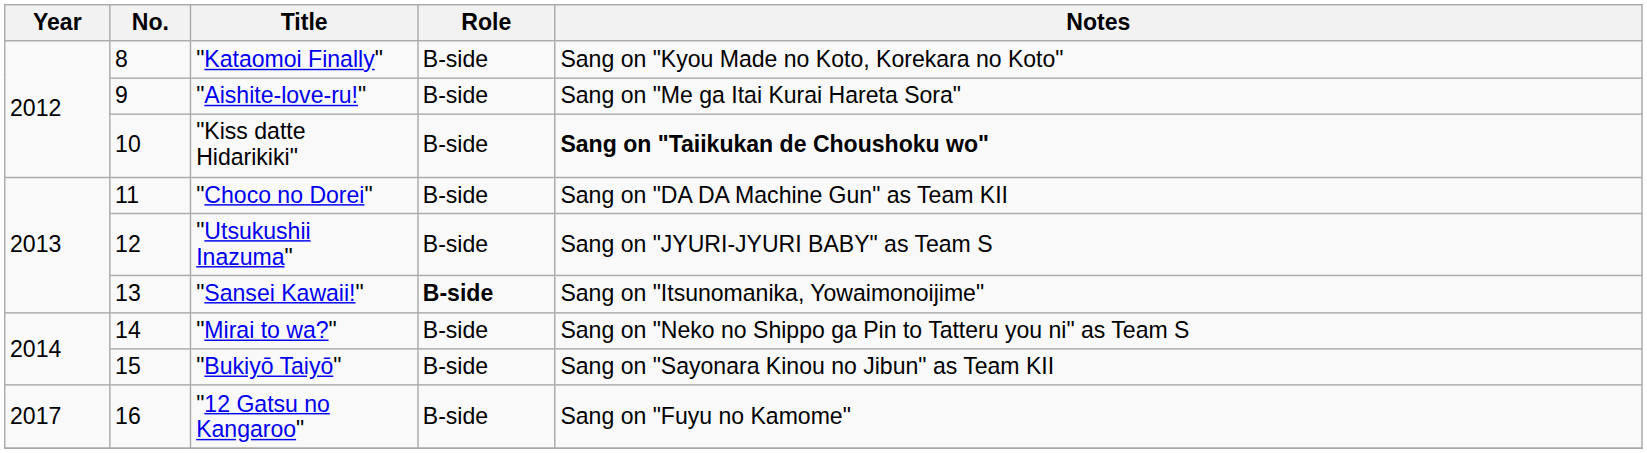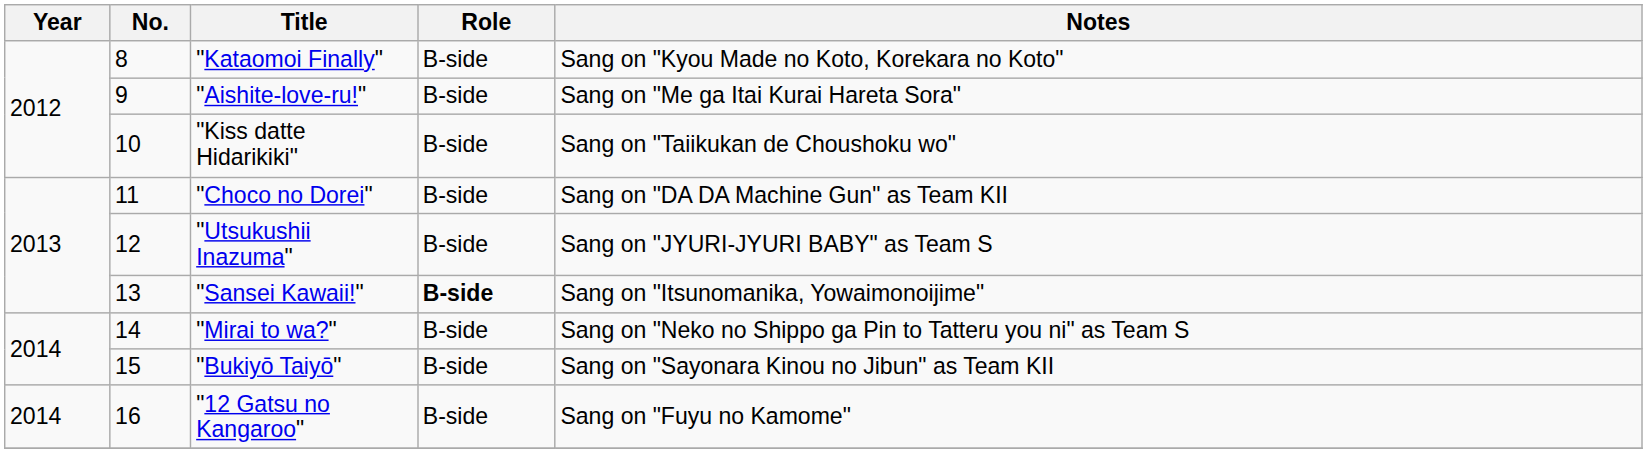(775, 145) bold -> (758, 145) normal
(36, 416) 2017 -> (36, 416) 2014
